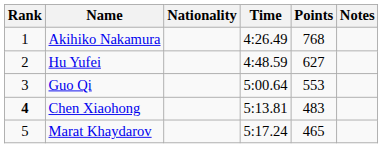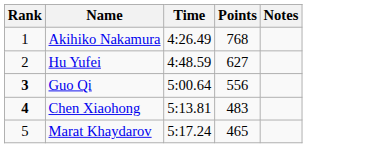- column: (202, 16)
(25, 85) normal -> (25, 85) bold
(314, 85) 553 -> (237, 85) 556
